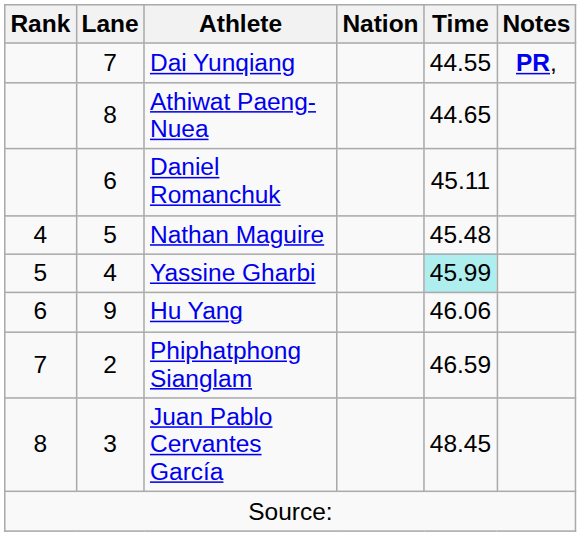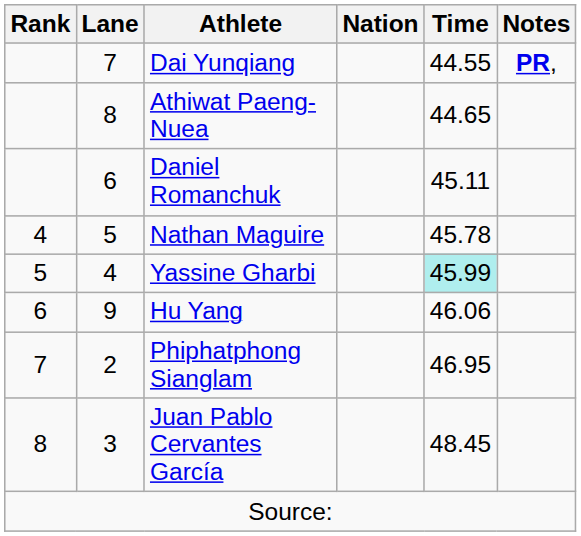(460, 234) 45.48 -> (460, 234) 45.78
(460, 364) 46.59 -> (460, 364) 46.95
